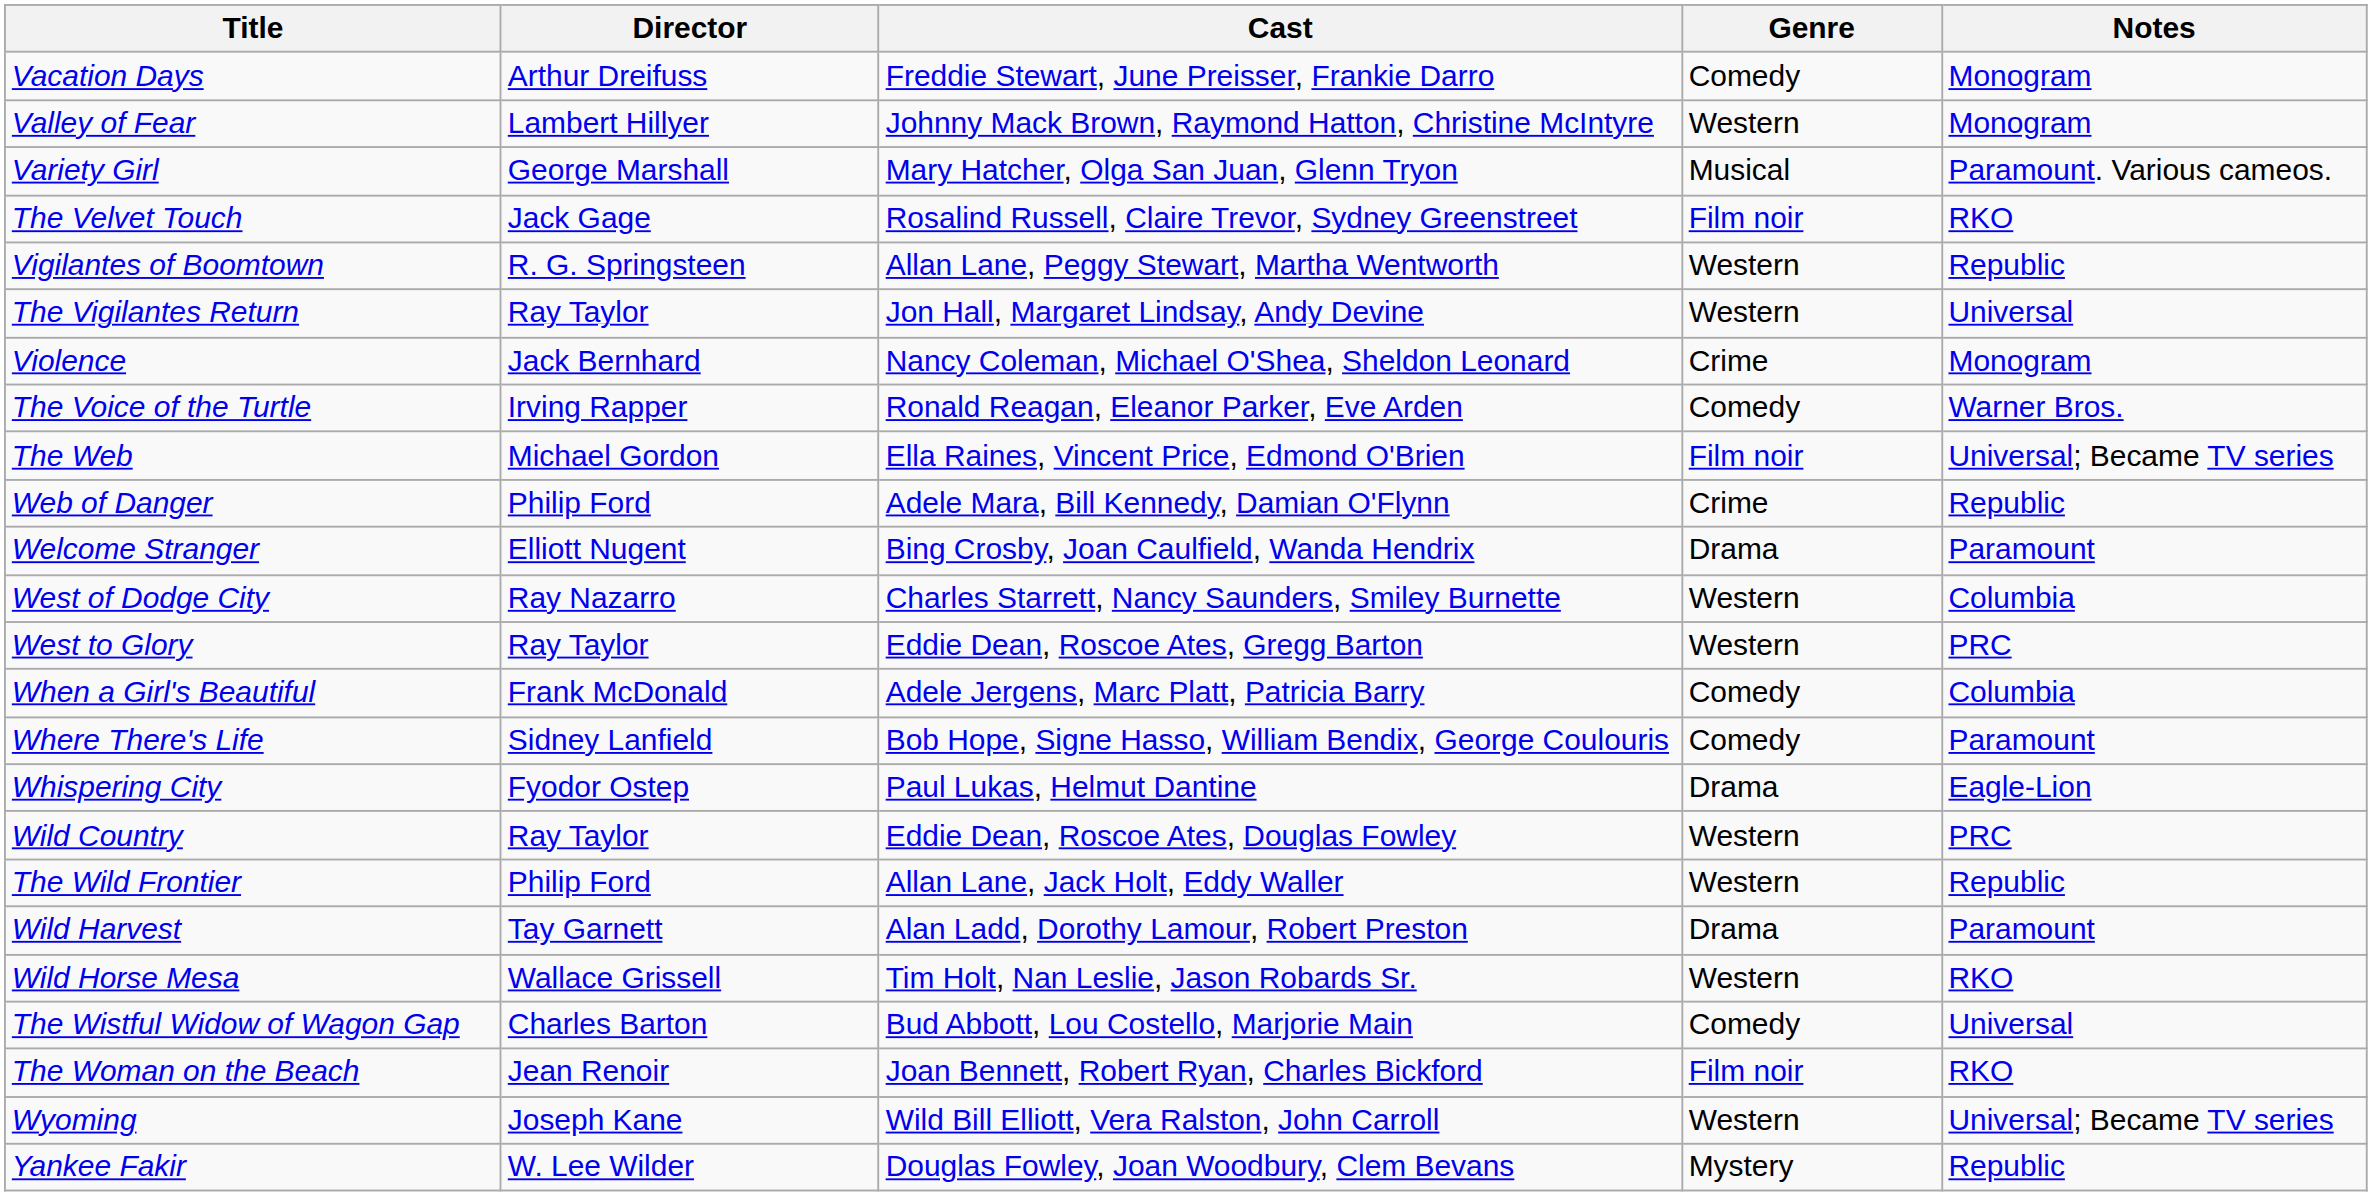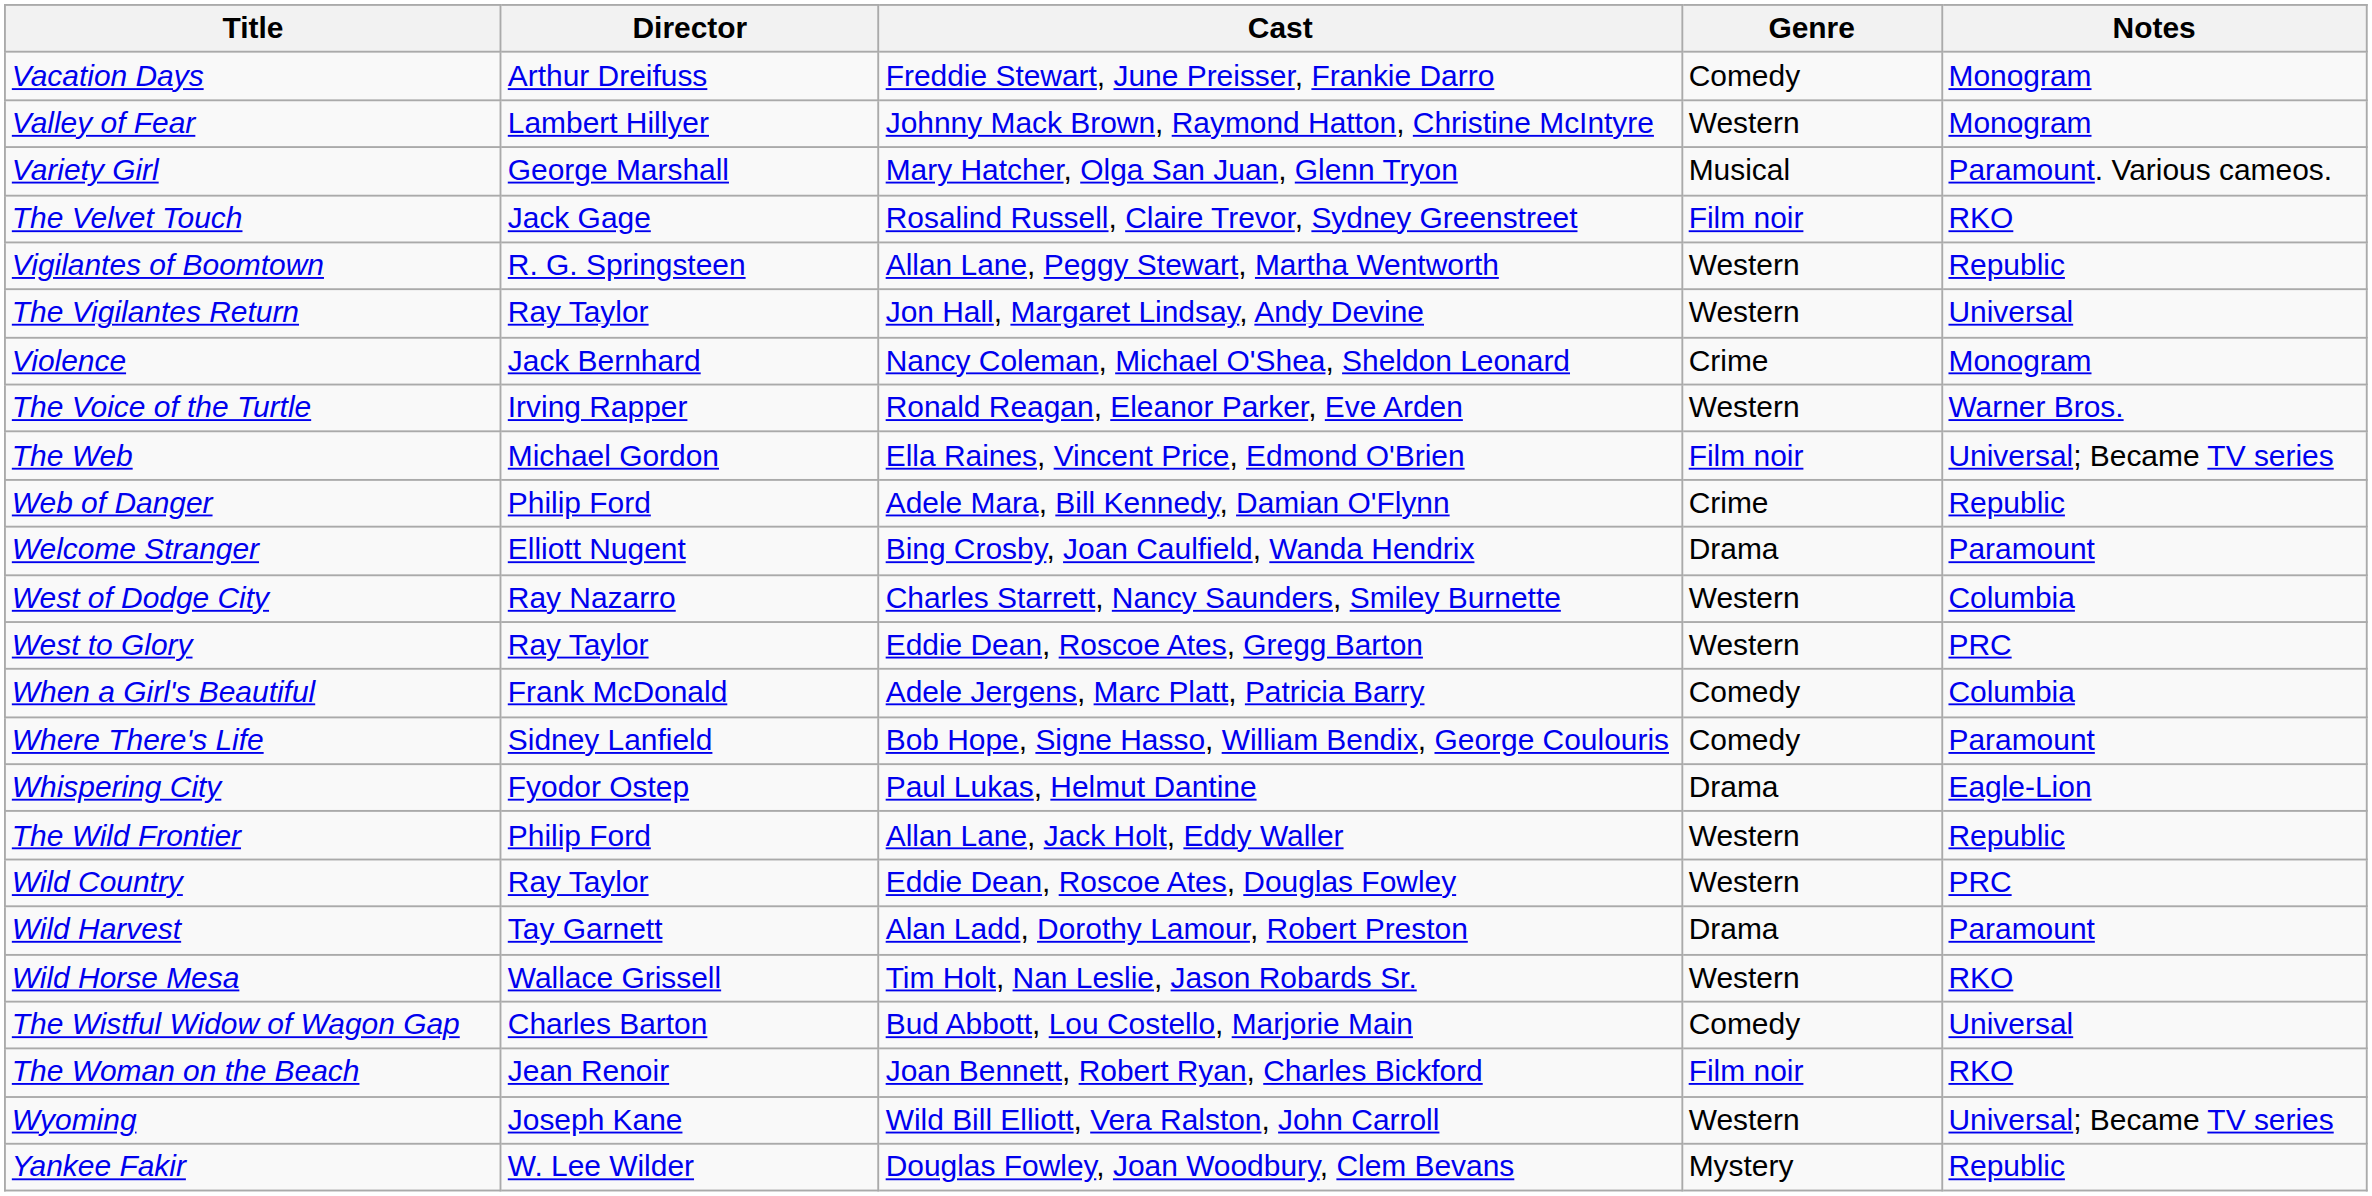(1744, 407) Comedy -> (1744, 407) Western
rows swapped: (97, 834) <-> (126, 882)
